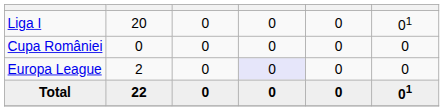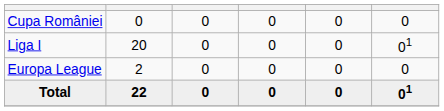rows swapped: (24, 23) <-> (55, 47)
(272, 69) lavender background -> (272, 69) no background
